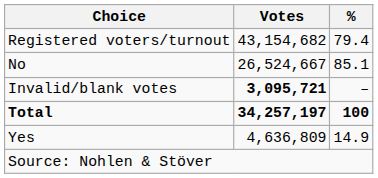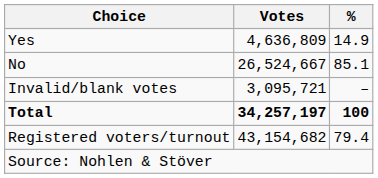rows swapped: (21, 137) <-> (119, 41)
(286, 89) bold -> (286, 89) normal
